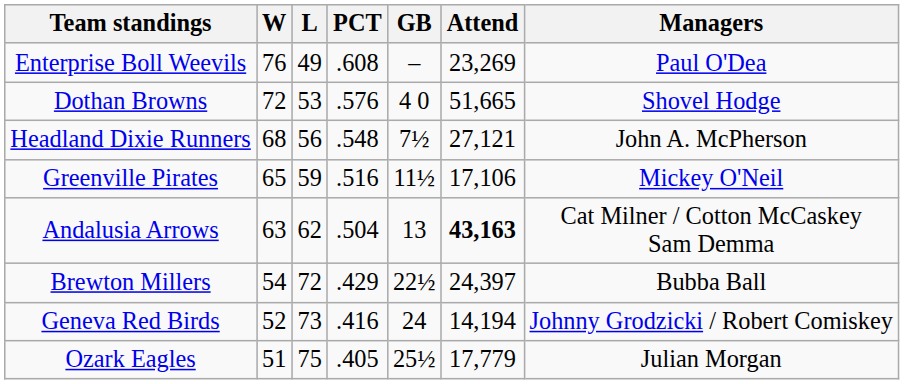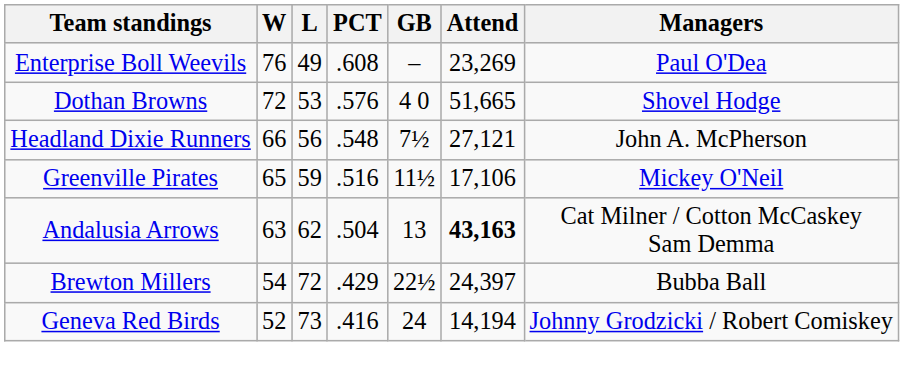(274, 139) 68 -> (274, 139) 66
- row: (131, 359)
